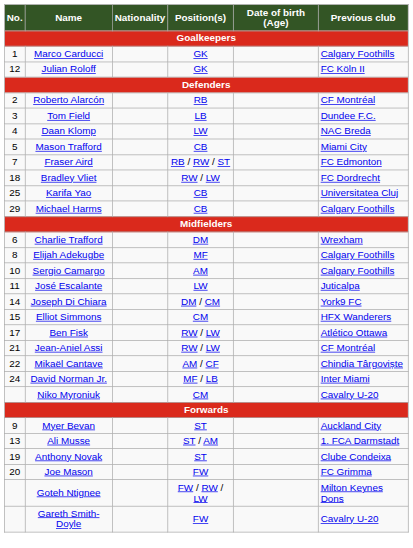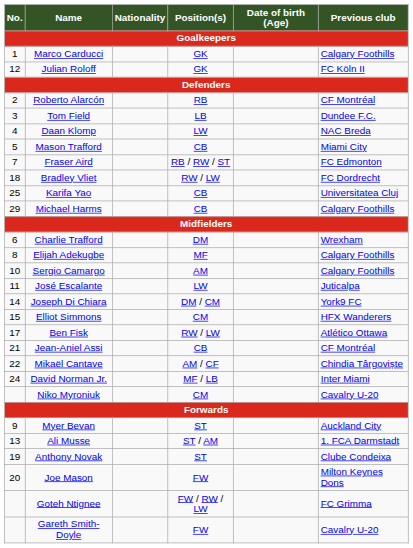(201, 348) RW / LW -> (201, 348) CB
(346, 472) FC Grimma -> (352, 477) Milton Keynes Dons
(352, 492) Milton Keynes Dons -> (346, 503) FC Grimma
